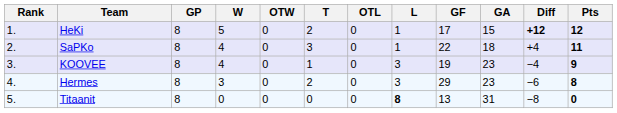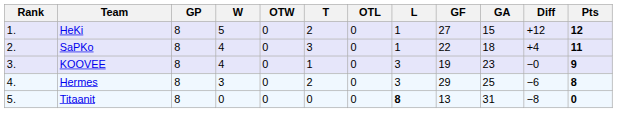(445, 30) 17 -> (445, 30) 27
(536, 30) bold -> (536, 30) normal
(533, 64) −4 -> (533, 64) −0
(489, 82) 23 -> (489, 82) 25
